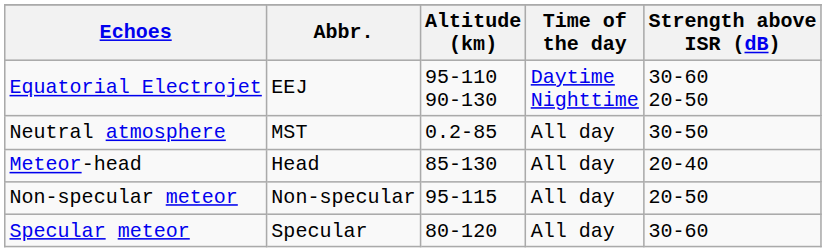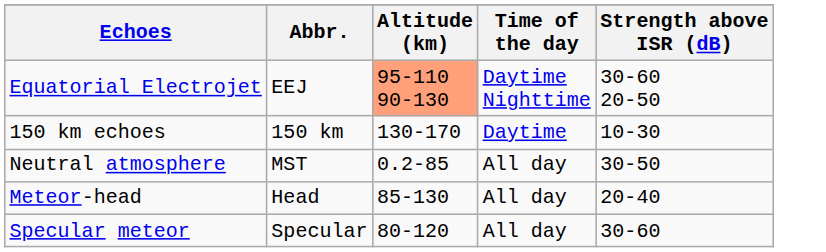(461, 88) no background -> (413, 88) lightsalmon background
+ row: (88, 133)
- row: (124, 198)
